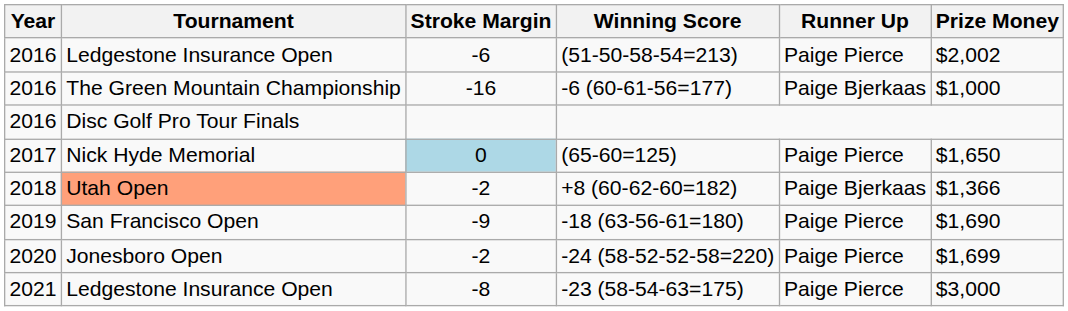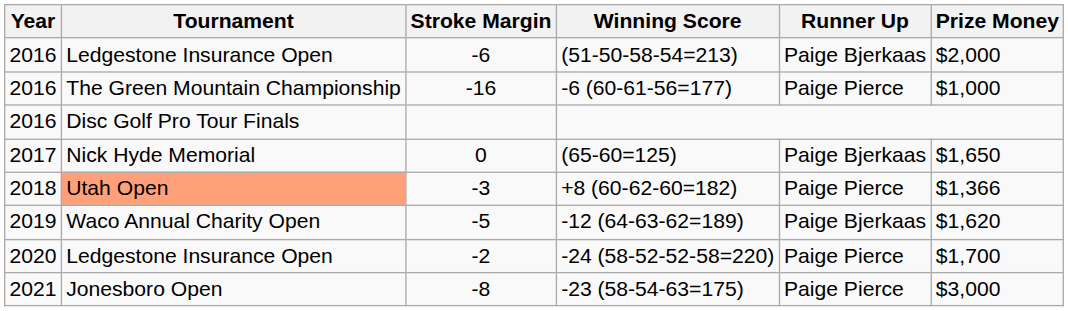(844, 54) Paige Pierce -> (855, 54) Paige Bjerkaas
(968, 54) $2,002 -> (968, 54) $2,000
(855, 88) Paige Bjerkaas -> (844, 88) Paige Pierce
(481, 155) lightblue background -> (481, 155) no background
(844, 155) Paige Pierce -> (855, 155) Paige Bjerkaas
(481, 188) -2 -> (481, 188) -3
(855, 188) Paige Bjerkaas -> (844, 188) Paige Pierce
+ row: (652, 222)
- row: (652, 222)
(144, 255) Jonesboro Open -> (200, 255) Ledgestone Insurance Open
(968, 255) $1,699 -> (968, 255) $1,700
(200, 289) Ledgestone Insurance Open -> (144, 289) Jonesboro Open
